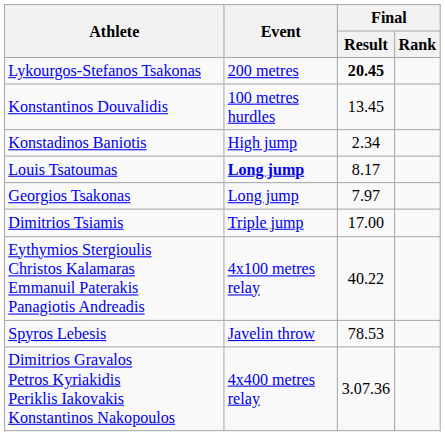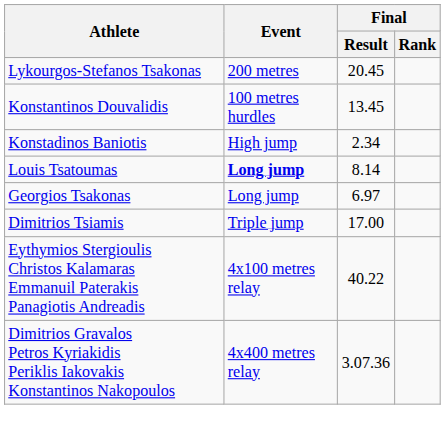(366, 71) bold -> (366, 71) normal
(366, 169) 8.17 -> (366, 169) 8.14
(366, 196) 7.97 -> (366, 196) 6.97
- row: (57, 333)
